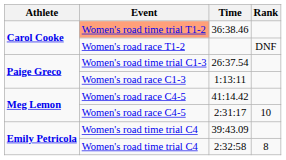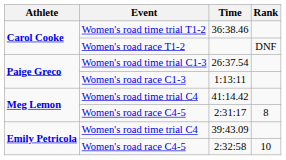(144, 29) lightsalmon background -> (144, 29) no background
(134, 96) Women's road race C4-5 -> (140, 96) Women's road time trial C4
(266, 113) 10 -> (266, 113) 8
(140, 146) Women's road time trial C4 -> (134, 146) Women's road race C4-5
(266, 146) 8 -> (266, 146) 10
